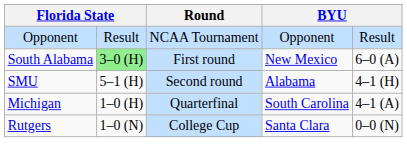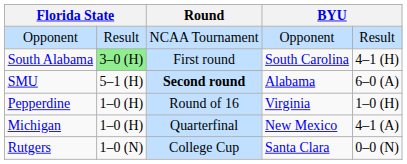(301, 59) New Mexico -> (307, 59) South Carolina
(377, 59) 6–0 (A) -> (377, 59) 4–1 (H)
(204, 81) normal -> (204, 81) bold
(377, 81) 4–1 (H) -> (377, 81) 6–0 (A)
+ row: (39, 103)
(307, 103) South Carolina -> (301, 125) New Mexico
